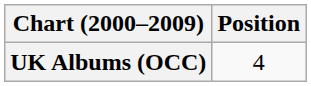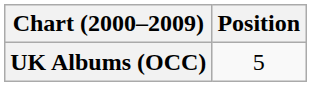(259, 61) 4 -> (259, 61) 5
